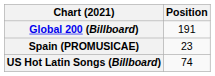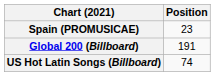rows swapped: (84, 29) <-> (84, 46)
